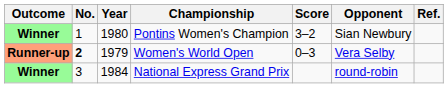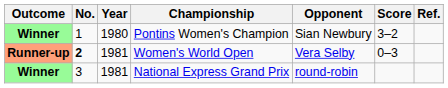columns swapped: (373, 14) <-> (312, 14)
(114, 53) 1979 -> (114, 53) 1981
(114, 72) 1984 -> (114, 72) 1981
